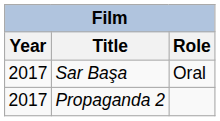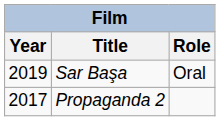(28, 73) 2017 -> (28, 73) 2019
